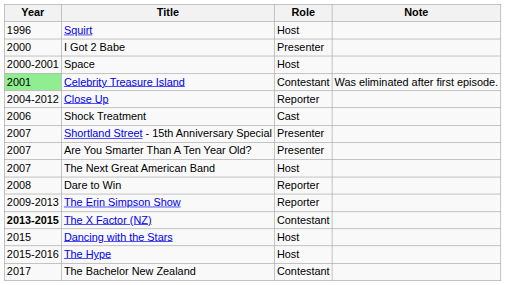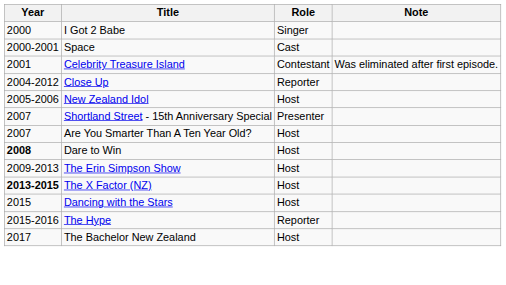- row: (78, 30)
(301, 47) Presenter -> (293, 30) Singer
(288, 64) Host -> (288, 47) Cast
(19, 82) lightgreen background -> (19, 64) no background
+ row: (106, 99)
- row: (105, 116)
(301, 151) Presenter -> (288, 133) Host
- row: (139, 168)
(19, 185) normal -> (19, 151) bold
(298, 185) Reporter -> (288, 151) Host
(298, 202) Reporter -> (288, 168) Host
(303, 220) Contestant -> (288, 185) Host
(288, 254) Host -> (298, 220) Reporter
(303, 271) Contestant -> (288, 237) Host
